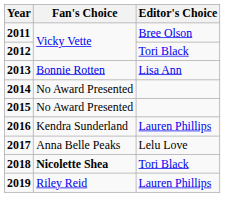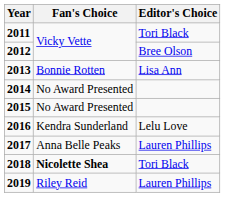(165, 32) Bree Olson -> (164, 32) Tori Black
(164, 51) Tori Black -> (165, 51) Bree Olson
(175, 126) Lauren Phillips -> (163, 126) Lelu Love
(163, 145) Lelu Love -> (175, 145) Lauren Phillips
